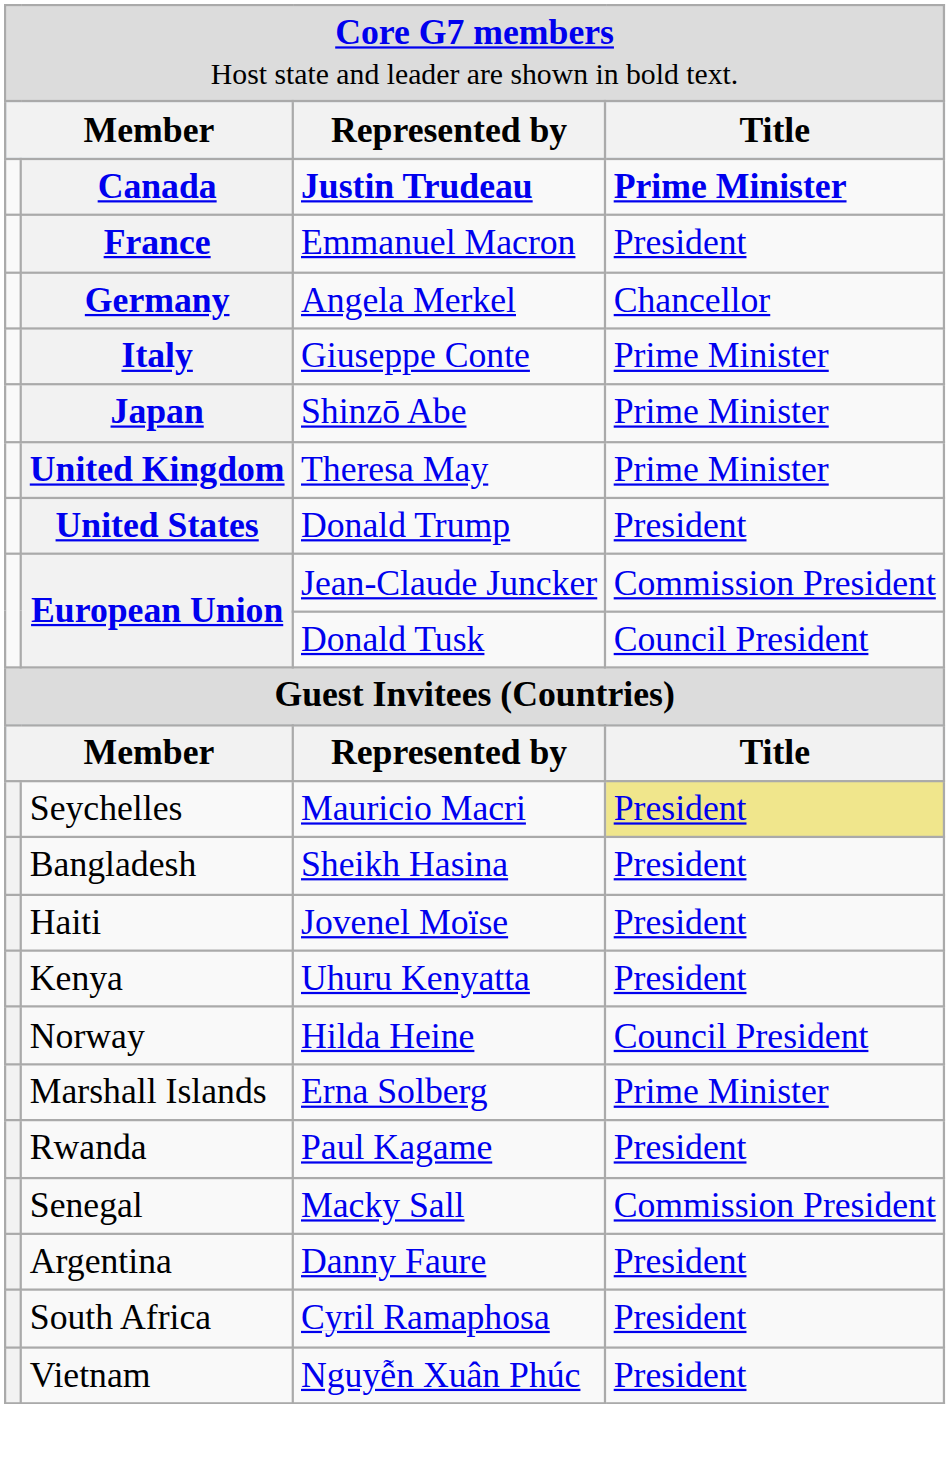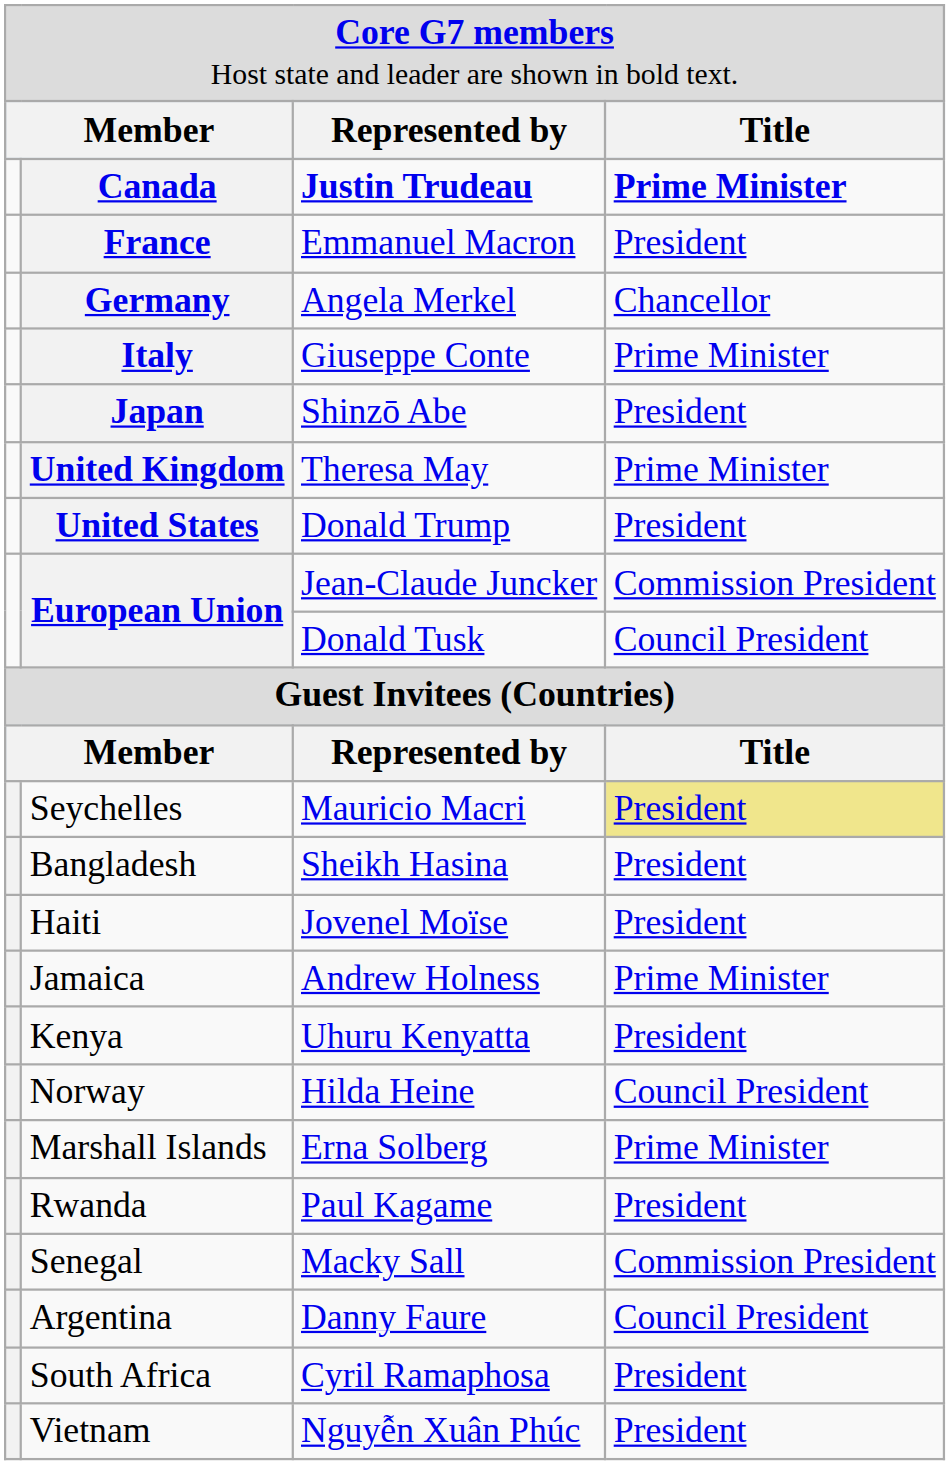(721, 412) Prime Minister -> (680, 412) President
+ row: (420, 978)
(680, 1261) President -> (741, 1317) Council President
